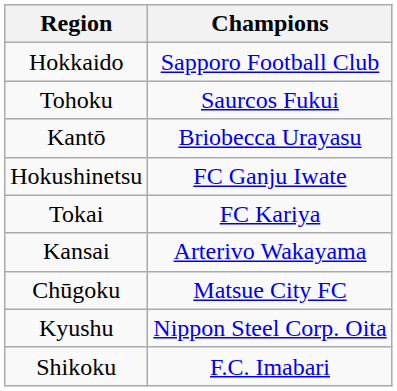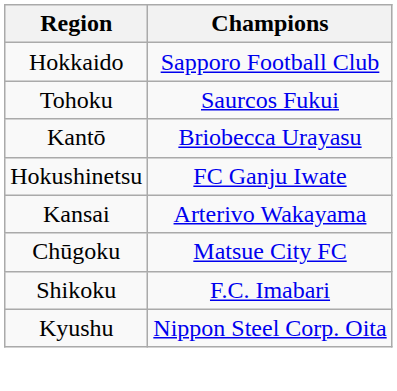- row: (76, 213)
rows swapped: (76, 366) <-> (76, 328)
